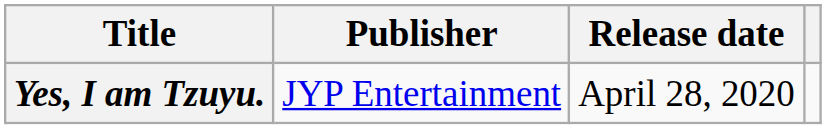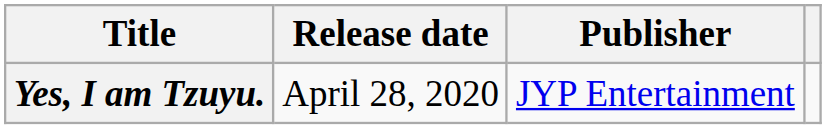columns swapped: (686, 33) <-> (422, 33)
